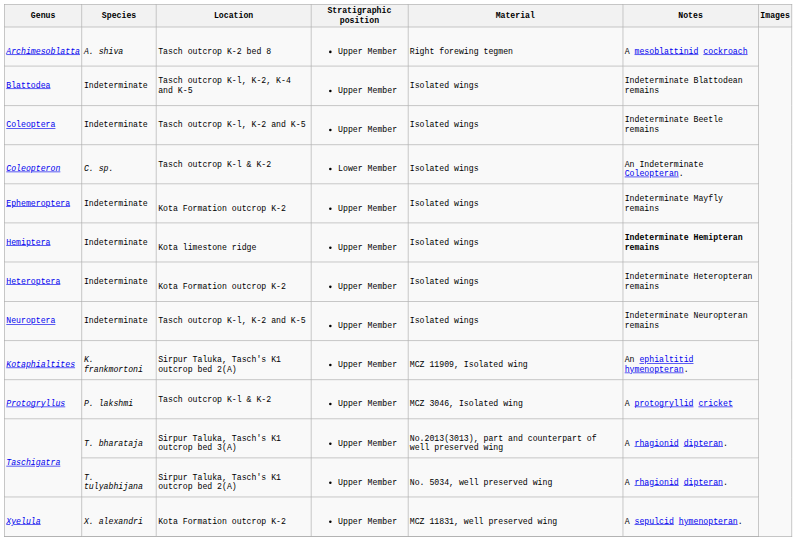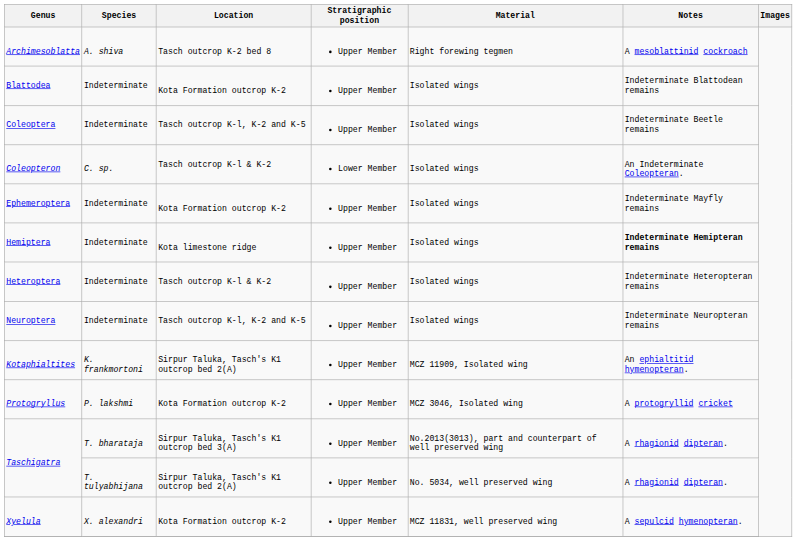(224, 86) Tasch outcrop K-l, K-2, K-4 and K-5 -> (222, 91) Kota Formation outcrop K-2
(222, 286) Kota Formation outcrop K-2 -> (215, 282) Tasch outcrop K-l & K-2
(215, 399) Tasch outcrop K-l & K-2 -> (222, 404) Kota Formation outcrop K-2
